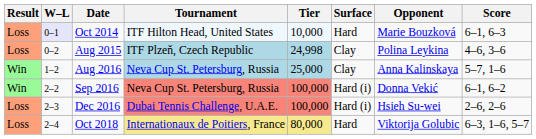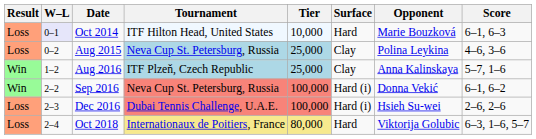(190, 50) ITF Plzeň, Czech Republic -> (203, 50) Neva Cup St. Petersburg, Russia
(306, 50) 24,998 -> (306, 50) 25,000
(203, 69) Neva Cup St. Petersburg, Russia -> (190, 69) ITF Plzeň, Czech Republic
